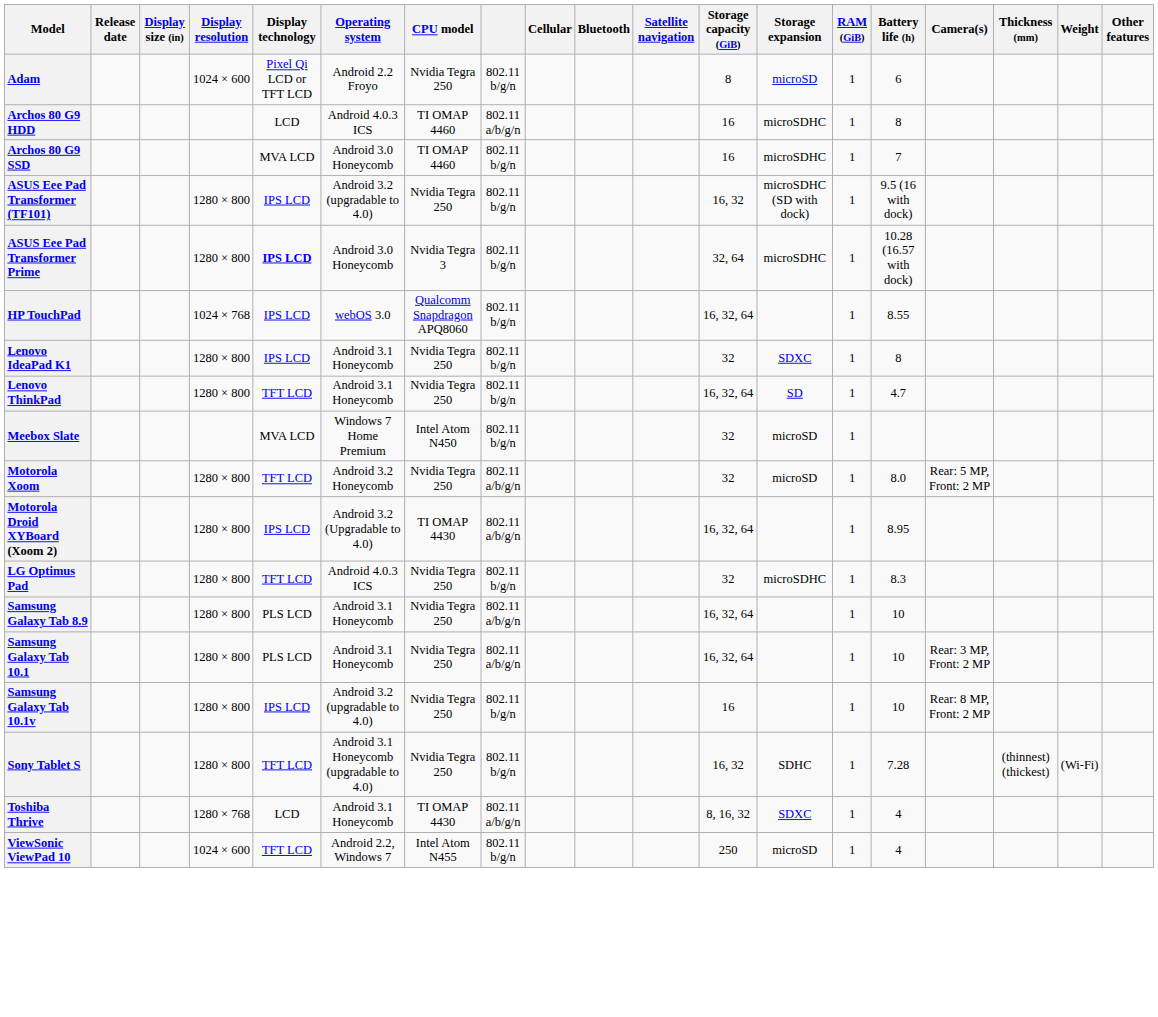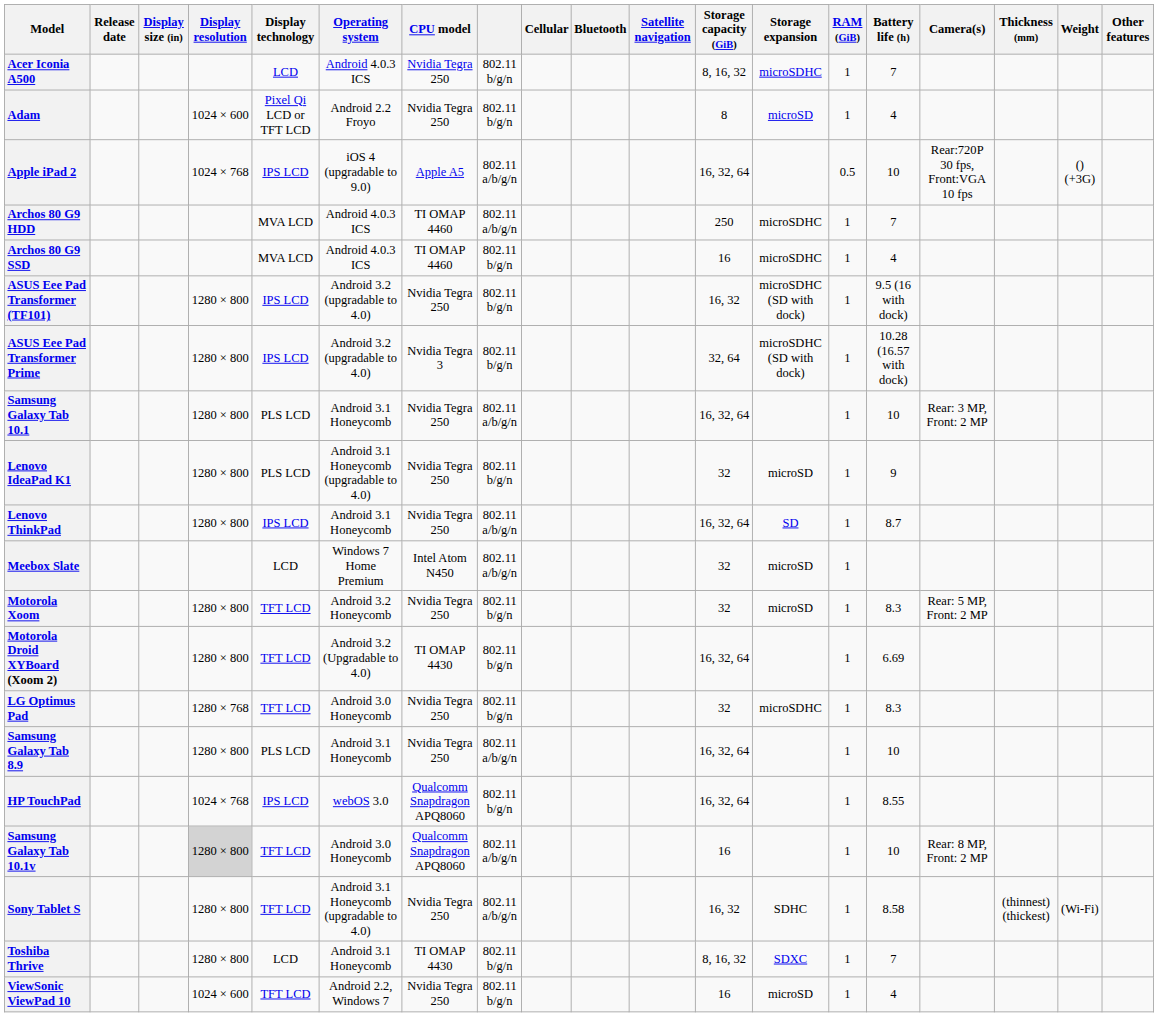+ row: (38, 71)
(898, 79) 6 -> (893, 114) 4
+ row: (42, 172)
(287, 121) LCD -> (285, 222) MVA LCD
(728, 121) 16 -> (724, 222) 250
(898, 121) 8 -> (893, 222) 7
(363, 157) Android 3.0 Honeycomb -> (361, 257) Android 4.0.3 ICS
(898, 157) 7 -> (893, 257) 4
(287, 257) bold -> (285, 357) normal
(363, 257) Android 3.0 Honeycomb -> (361, 357) Android 3.2 (upgradable to 4.0)
(795, 257) microSDHC -> (790, 357) microSDHC (SD with dock)
rows swapped: (44, 314) <-> (38, 656)
(287, 357) IPS LCD -> (285, 472) PLS LCD
(363, 357) Android 3.1 Honeycomb -> (361, 472) Android 3.1 Honeycomb (upgradable to 4.0)
(795, 357) SDXC -> (790, 472) microSD
(898, 357) 8 -> (893, 472) 9
(287, 392) TFT LCD -> (285, 522) IPS LCD
(503, 392) 802.11 b/g/n -> (500, 522) 802.11 a/b/g/n
(898, 392) 4.7 -> (893, 522) 8.7
(287, 435) MVA LCD -> (285, 565) LCD
(503, 435) 802.11 b/g/n -> (500, 565) 802.11 a/b/g/n
(503, 478) 802.11 a/b/g/n -> (500, 608) 802.11 b/g/n
(898, 478) 8.0 -> (893, 608) 8.3
(287, 528) IPS LCD -> (285, 658) TFT LCD
(503, 528) 802.11 a/b/g/n -> (500, 658) 802.11 b/g/n
(898, 528) 8.95 -> (893, 658) 6.69
(221, 578) 1280 × 800 -> (220, 708) 1280 × 768
(363, 578) Android 4.0.3 ICS -> (361, 708) Android 3.0 Honeycomb
(221, 706) no background -> (220, 851) lightgrey background
(287, 706) IPS LCD -> (285, 851) TFT LCD
(363, 706) Android 3.2 (upgradable to 4.0) -> (361, 851) Android 3.0 Honeycomb
(443, 706) Nvidia Tegra 250 -> (440, 851) Qualcomm Snapdragon APQ8060
(503, 706) 802.11 b/g/n -> (500, 851) 802.11 a/b/g/n
(503, 764) 802.11 b/g/n -> (500, 908) 802.11 a/b/g/n
(898, 764) 7.28 -> (893, 908) 8.58
(221, 814) 1280 × 768 -> (220, 958) 1280 × 800
(503, 814) 802.11 a/b/g/n -> (500, 958) 802.11 b/g/n
(898, 814) 4 -> (893, 958) 7
(443, 849) Intel Atom N455 -> (440, 993) Nvidia Tegra 250
(728, 849) 250 -> (724, 993) 16
